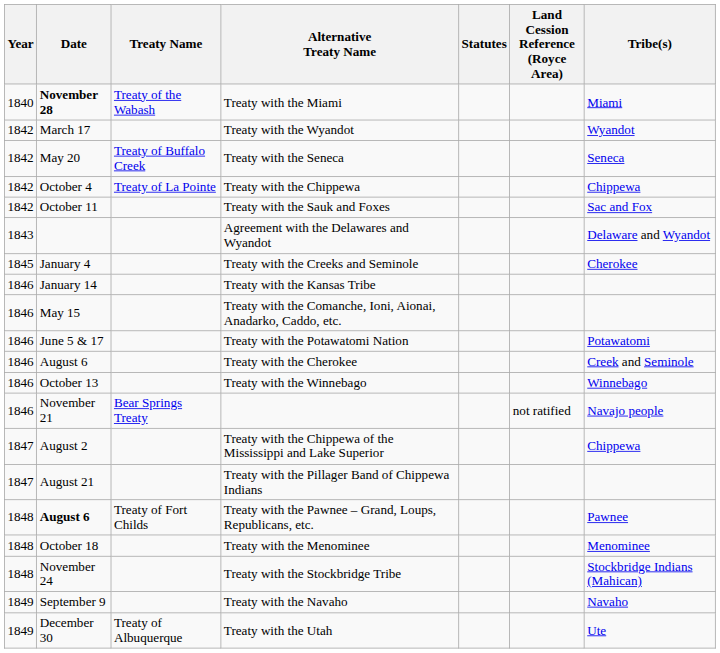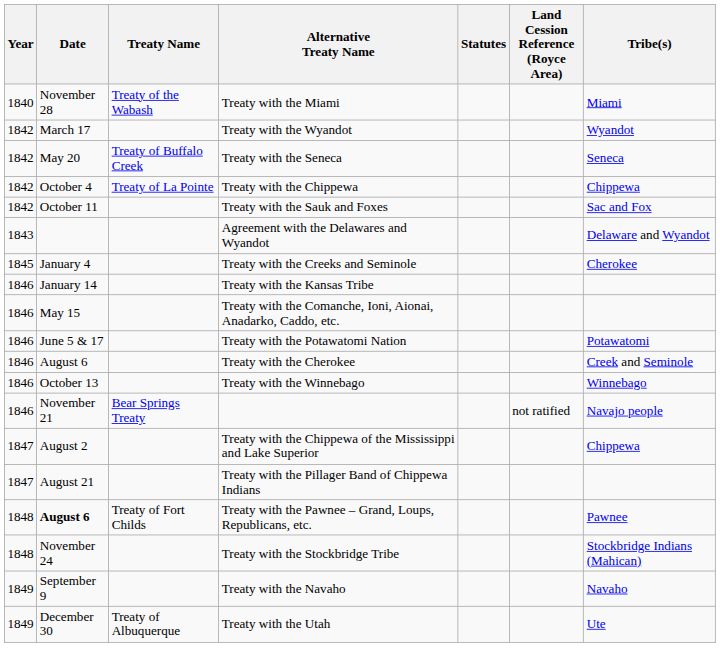(69, 102) bold -> (67, 102) normal
- row: (297, 545)
